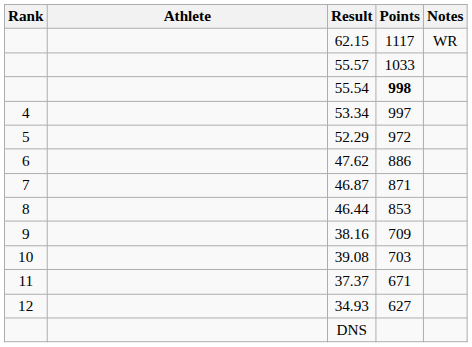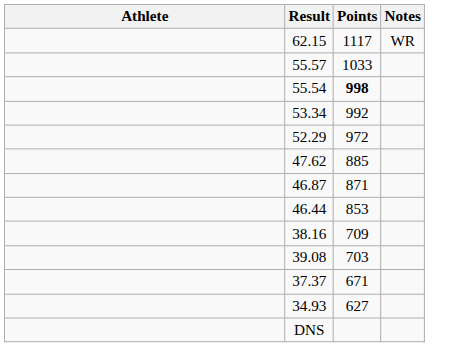- column: (26, 16)
(400, 112) 997 -> (357, 112) 992
(400, 161) 886 -> (357, 161) 885
